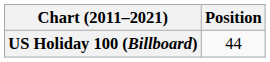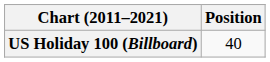(233, 43) 44 -> (233, 43) 40
